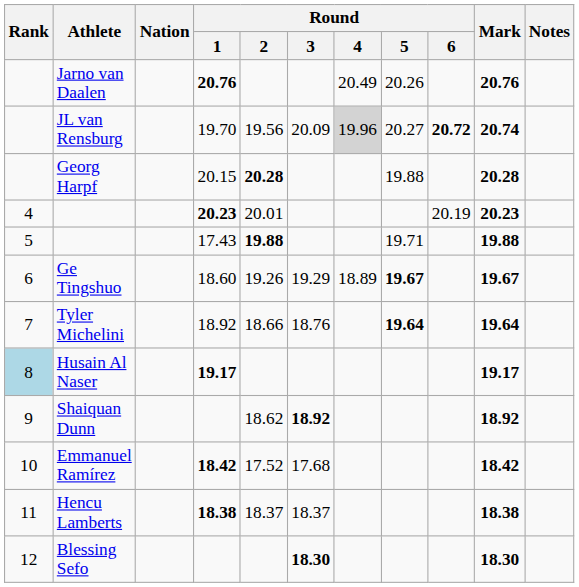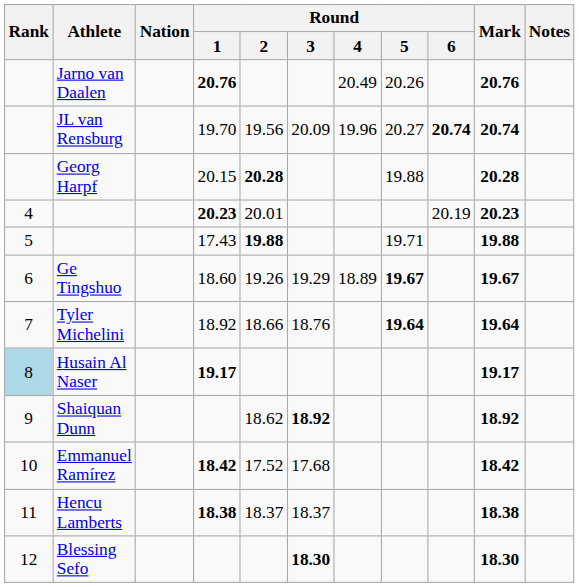(358, 129) lightgrey background -> (358, 129) no background
(451, 129) 20.72 -> (451, 129) 20.74
